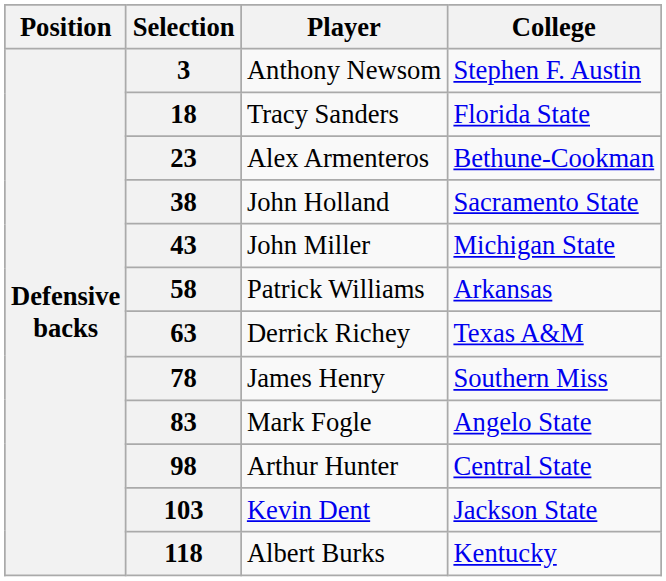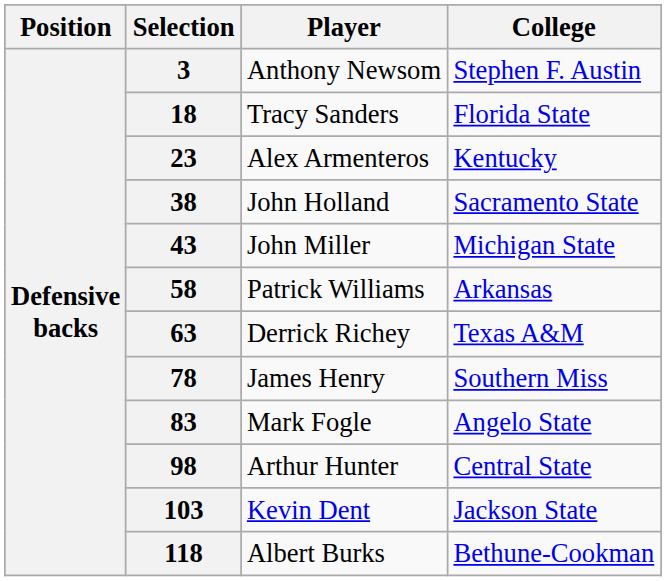(554, 158) Bethune-Cookman -> (505, 158) Kentucky
(505, 552) Kentucky -> (554, 552) Bethune-Cookman
